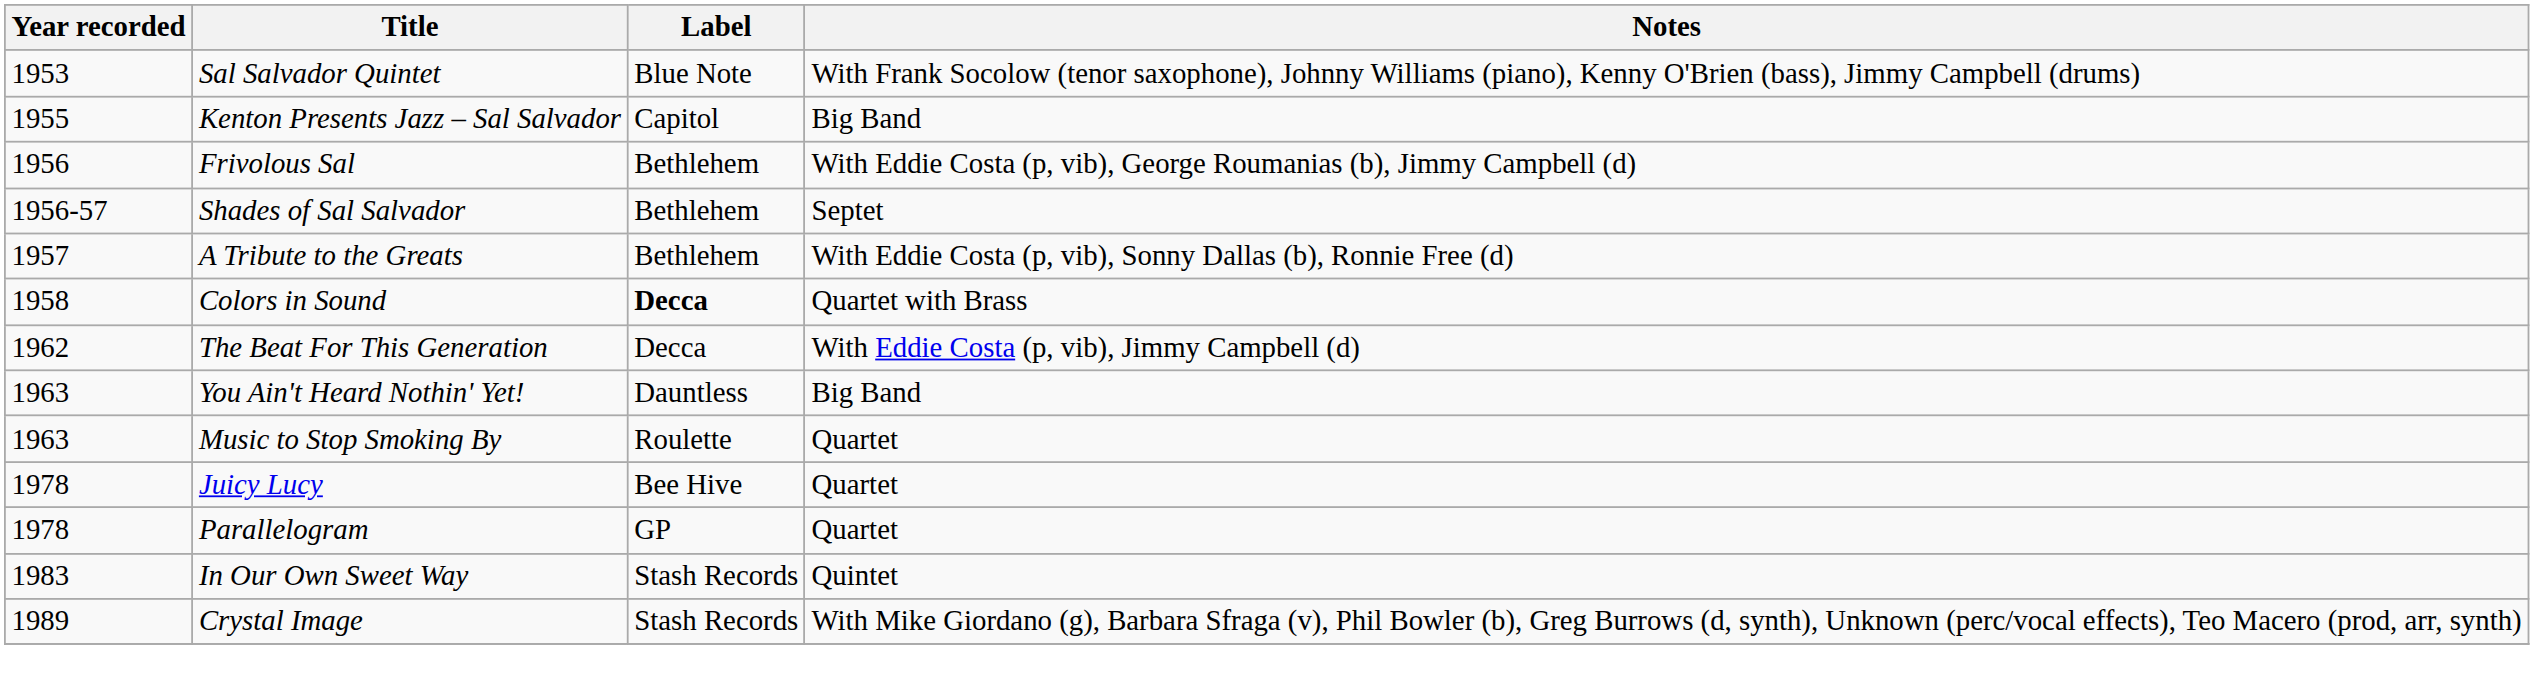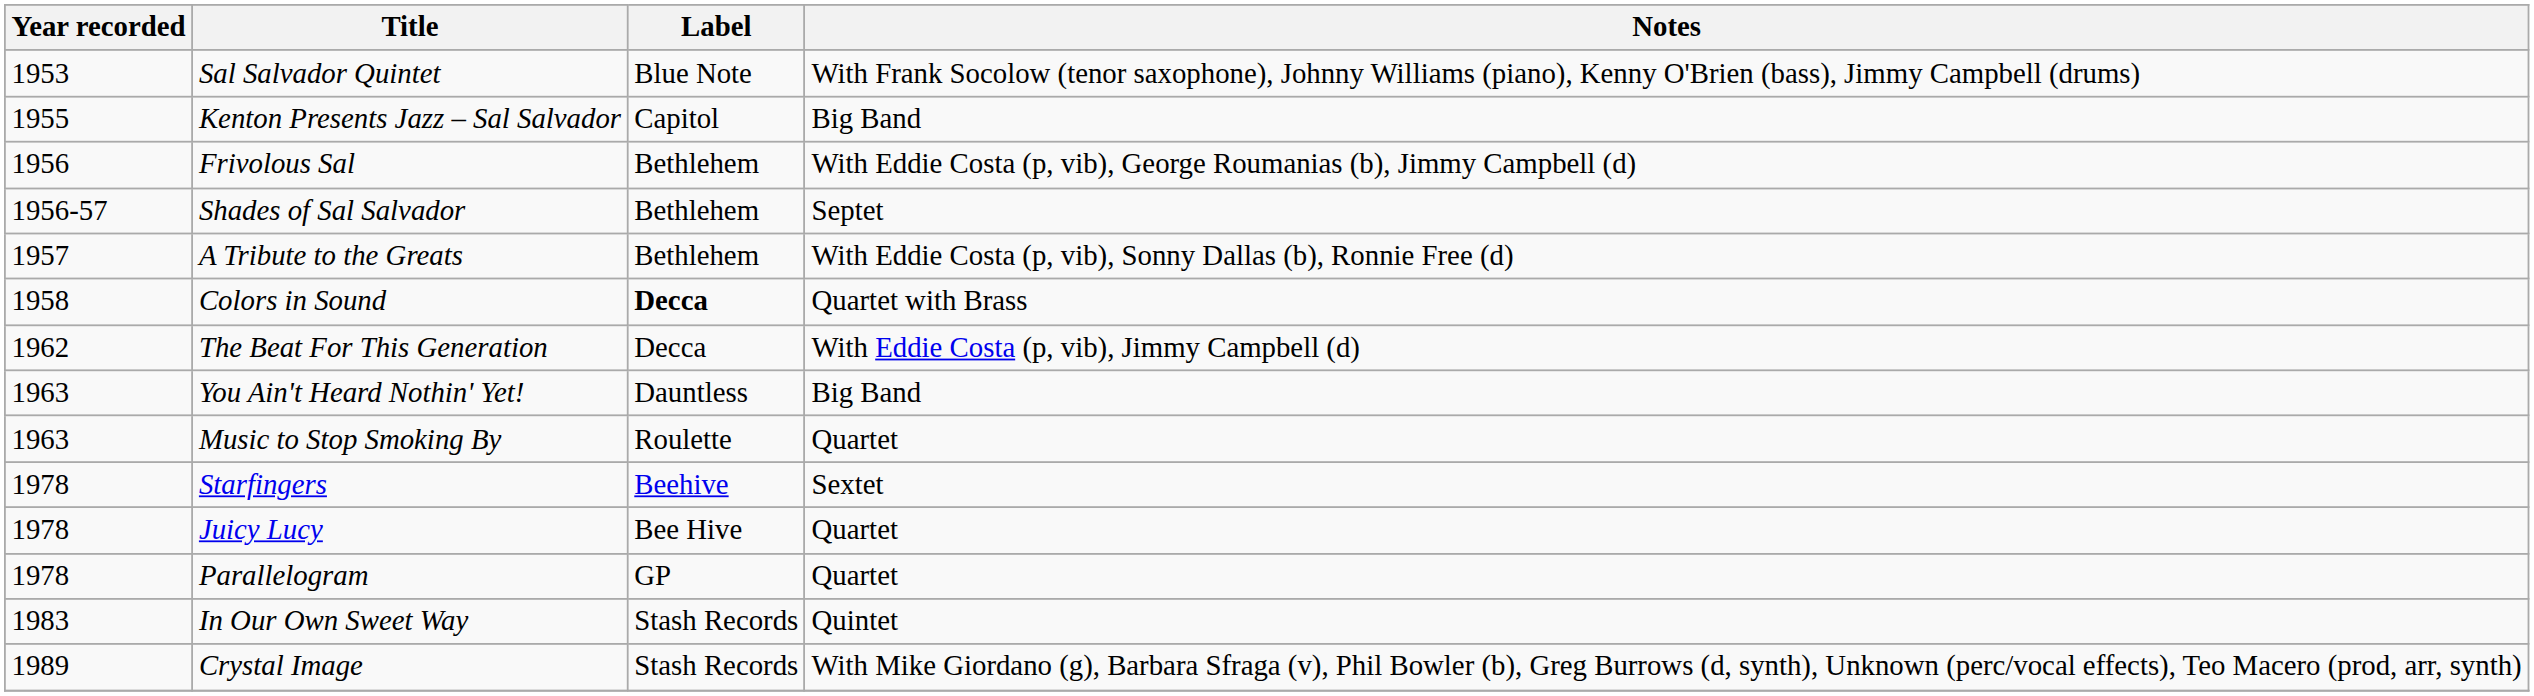+ row: (263, 484)
